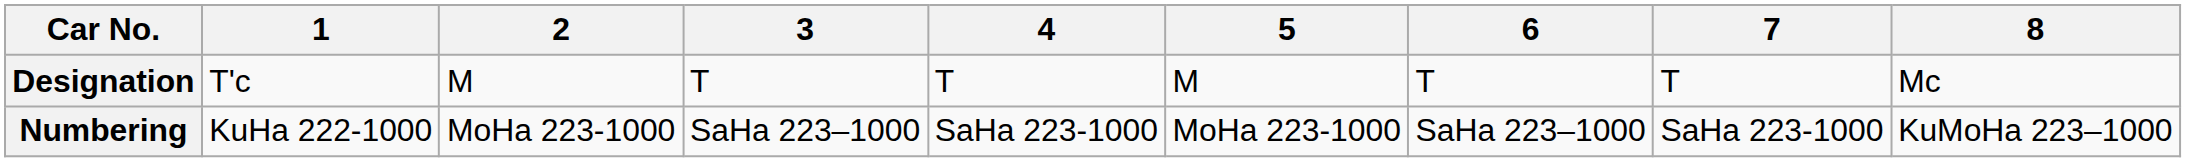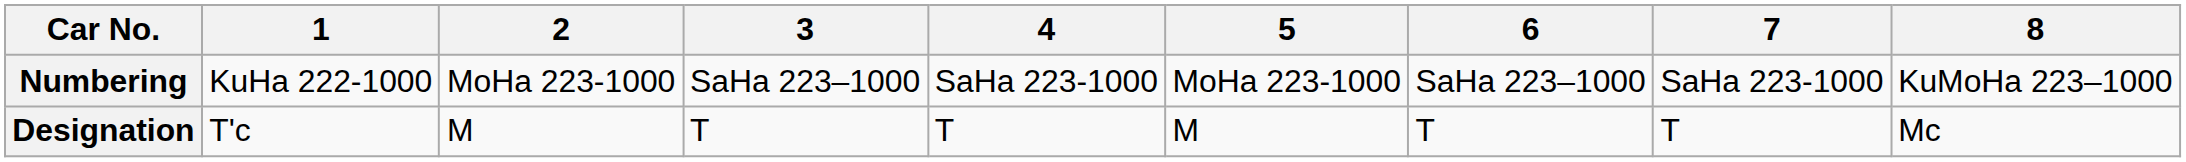rows swapped: (103, 80) <-> (103, 130)
